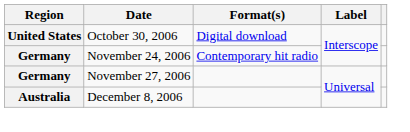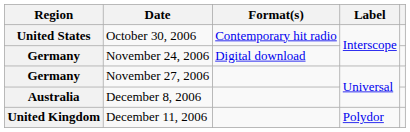(242, 35) Digital download -> (276, 35) Contemporary hit radio
(257, 55) Contemporary hit radio -> (260, 55) Digital download
+ row: (157, 117)
